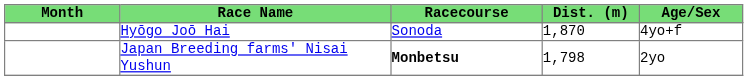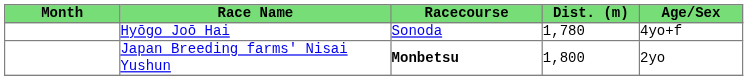(564, 32) 1,870 -> (564, 32) 1,780
(564, 58) 1,798 -> (564, 58) 1,800
